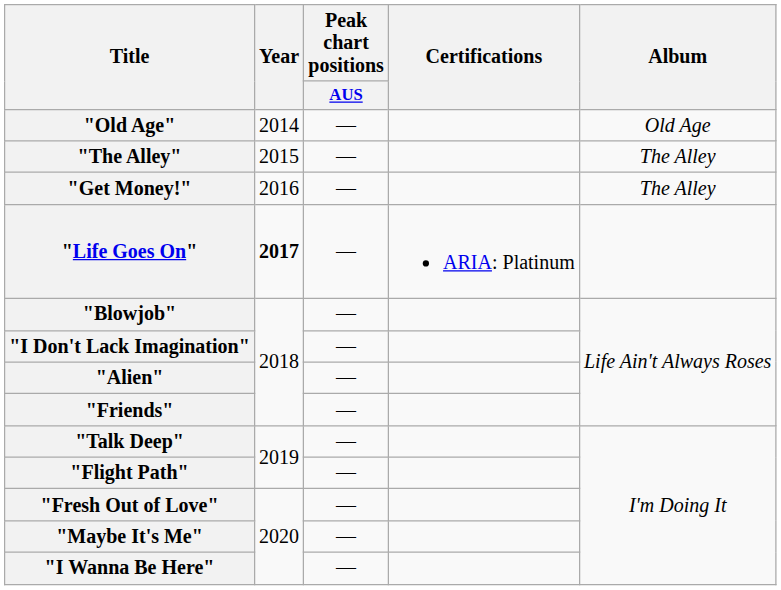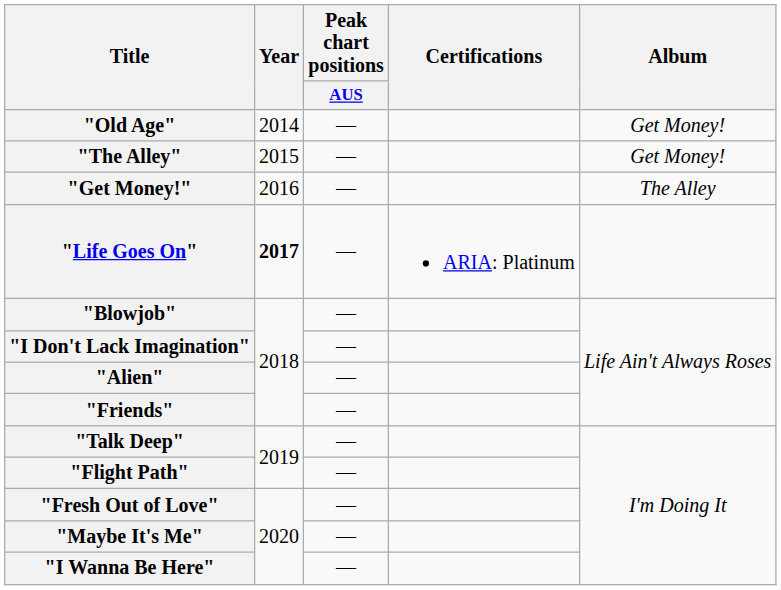(678, 124) Old Age -> (678, 124) Get Money!
(678, 156) The Alley -> (678, 156) Get Money!
